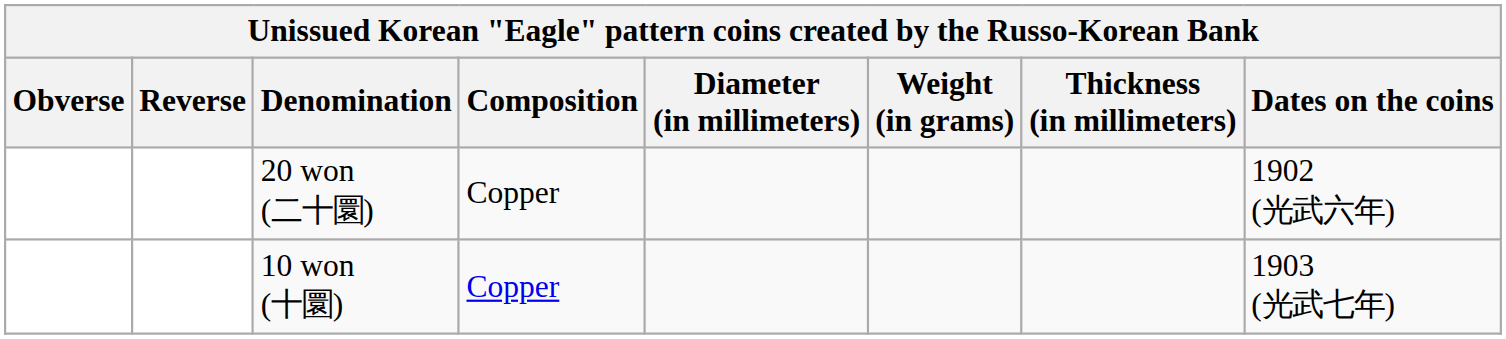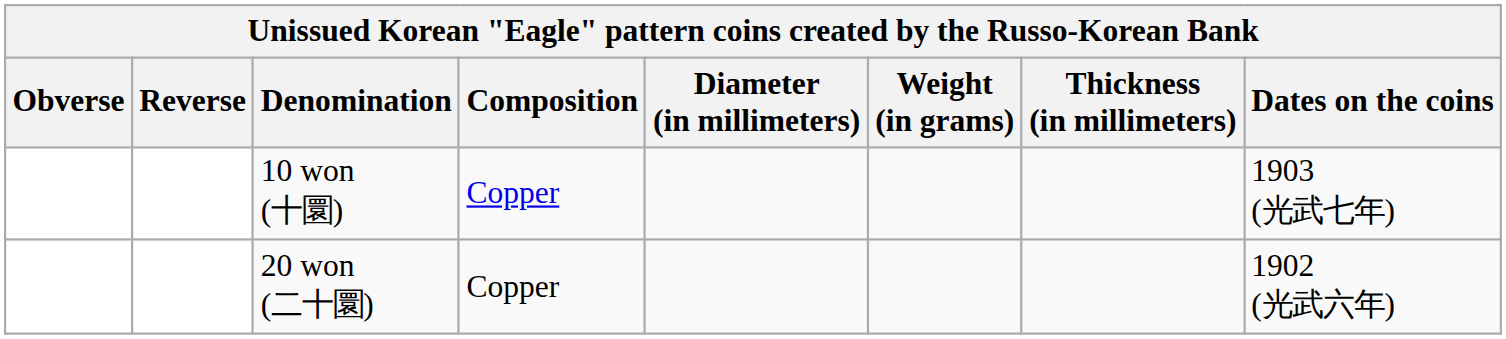rows swapped: (308, 285) <-> (317, 191)
